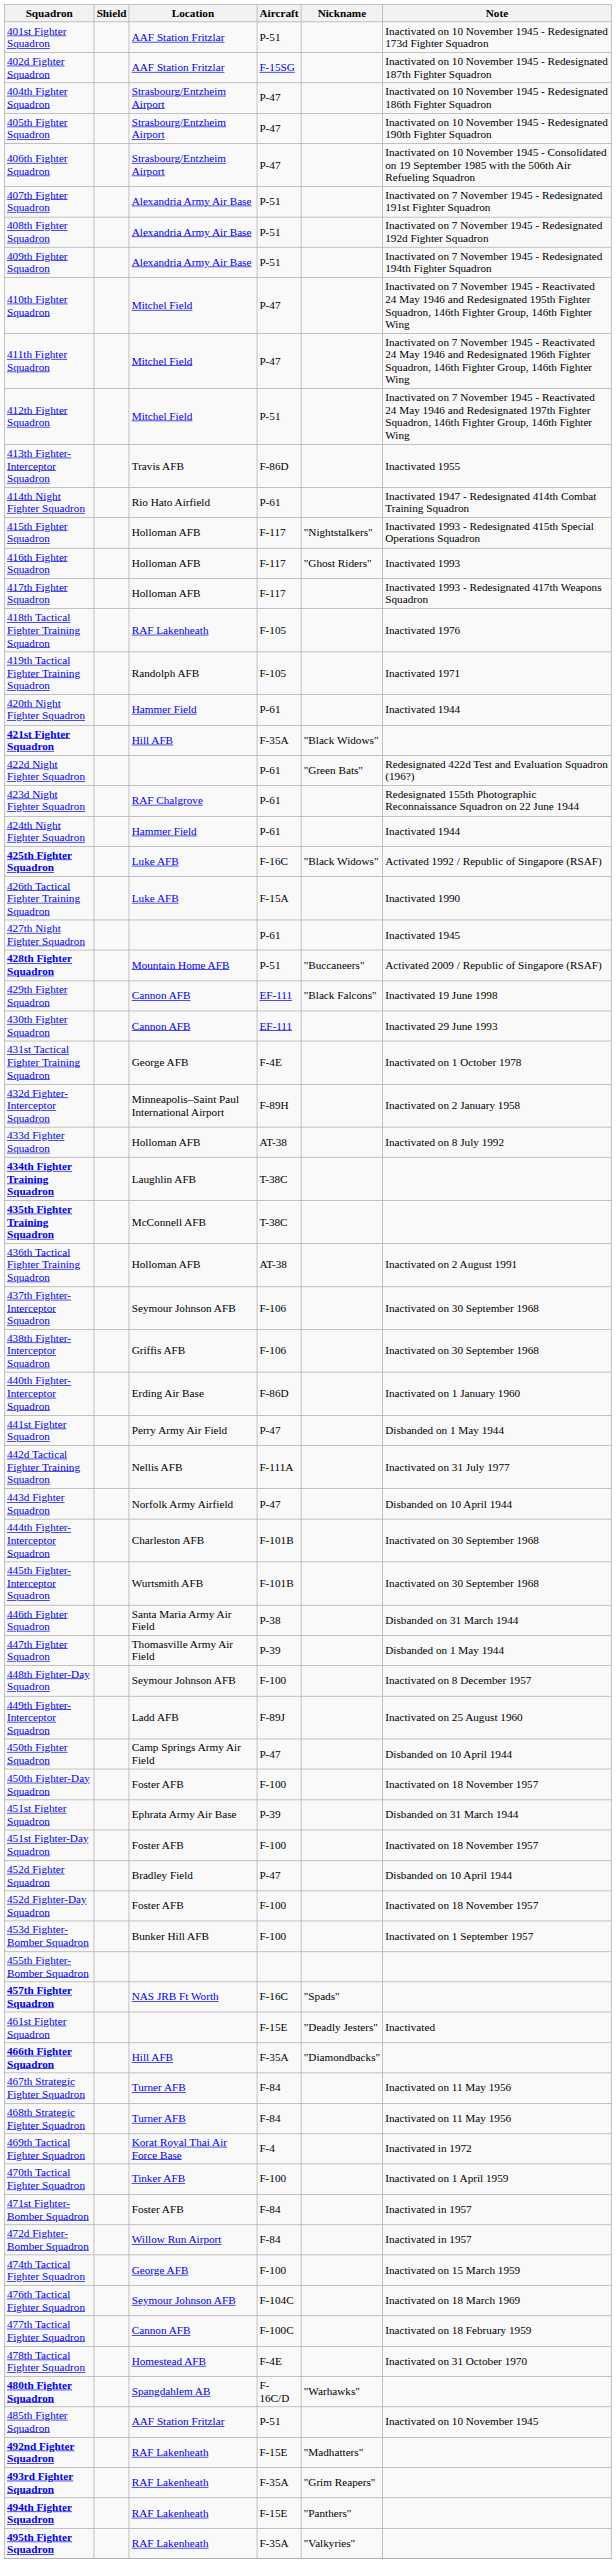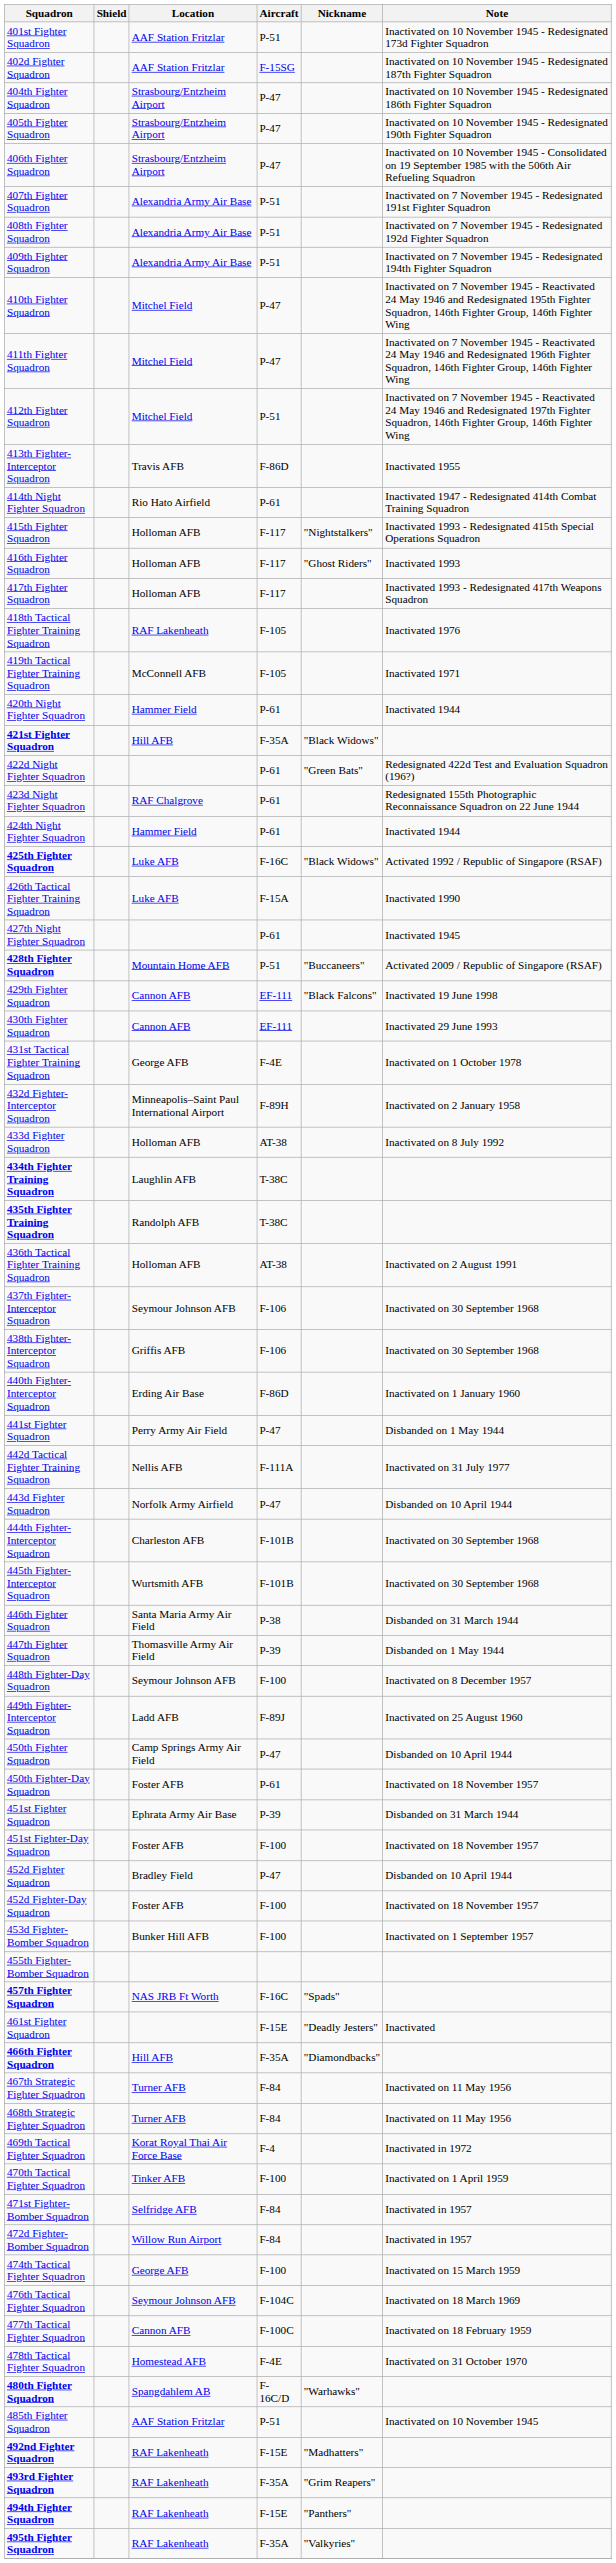(165, 673) Randolph AFB -> (169, 673) McConnell AFB
(169, 1222) McConnell AFB -> (165, 1222) Randolph AFB
(273, 1784) F-100 -> (270, 1784) P-61
(158, 2209) Foster AFB -> (164, 2209) Selfridge AFB
